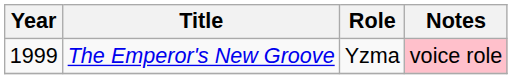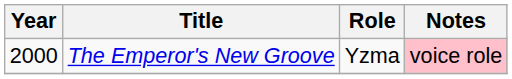(34, 55) 1999 -> (34, 55) 2000
